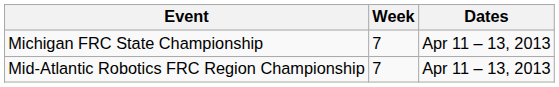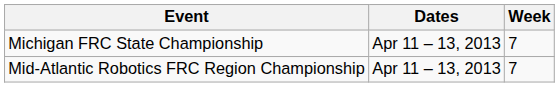columns swapped: (486, 17) <-> (393, 17)
